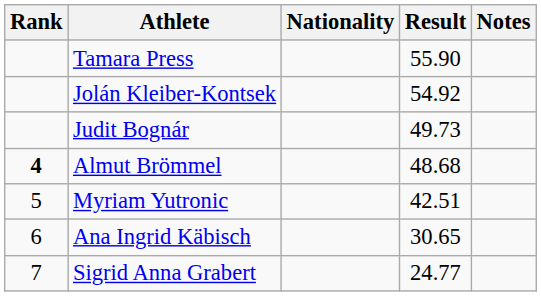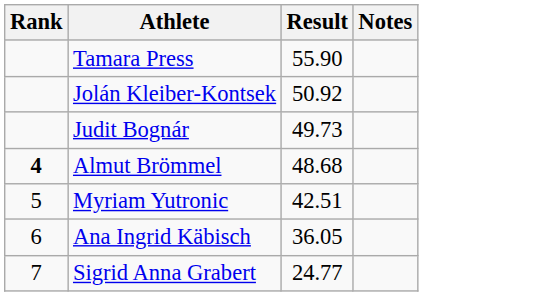- column: (340, 22)
(435, 93) 54.92 -> (317, 93) 50.92
(435, 237) 30.65 -> (317, 237) 36.05
